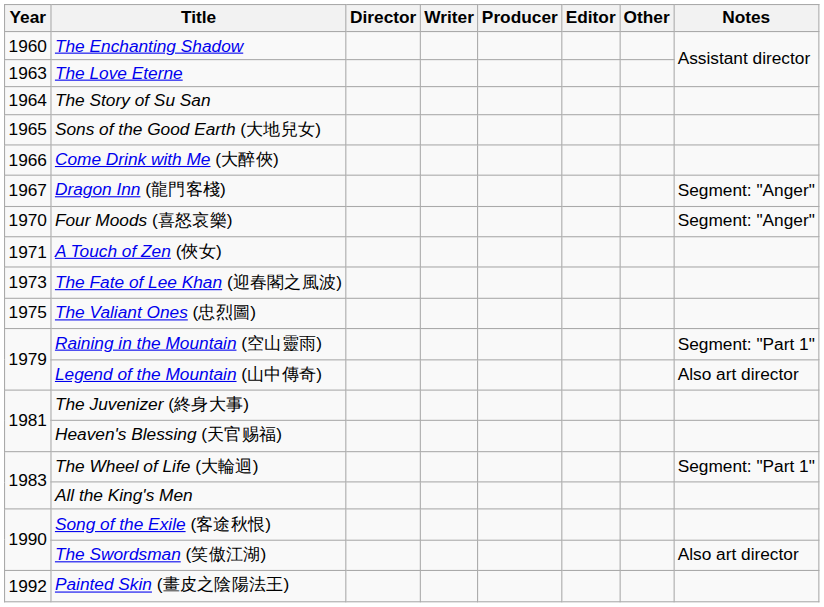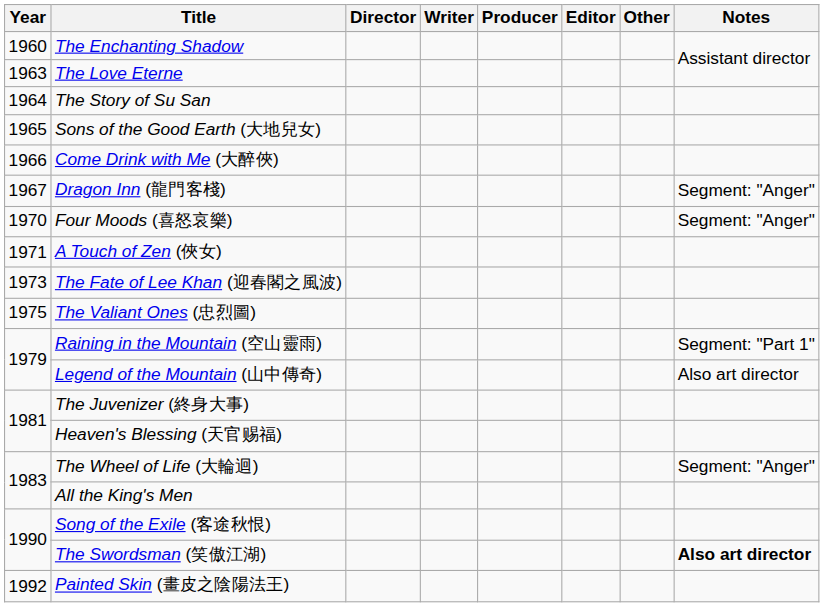(746, 466) Segment: "Part 1" -> (746, 466) Segment: "Anger"
(738, 555) normal -> (744, 555) bold
